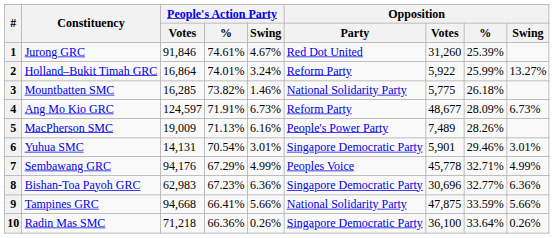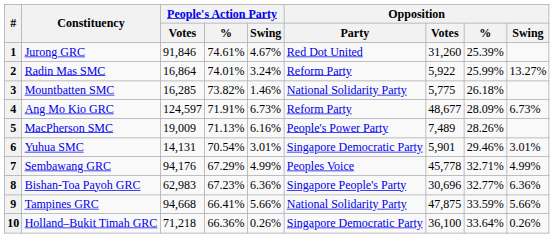(91, 71) Holland–Bukit Timah GRC -> (65, 71) Radin Mas SMC
(355, 185) Singapore Democratic Party -> (347, 185) Singapore People's Party
(65, 223) Radin Mas SMC -> (91, 223) Holland–Bukit Timah GRC
